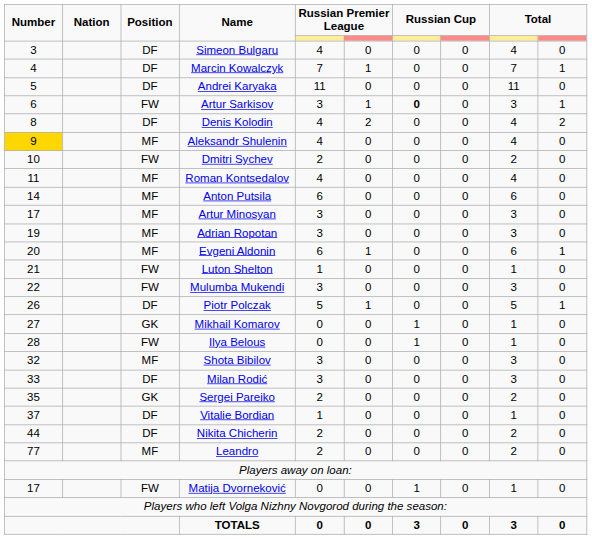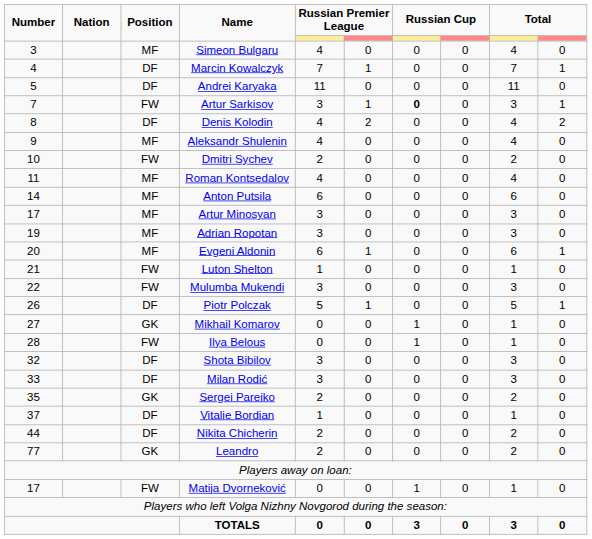(150, 50) DF -> (150, 50) MF
(33, 104) 6 -> (33, 104) 7
(33, 141) gold background -> (33, 141) no background
(150, 360) MF -> (150, 360) DF
(150, 452) MF -> (150, 452) GK
